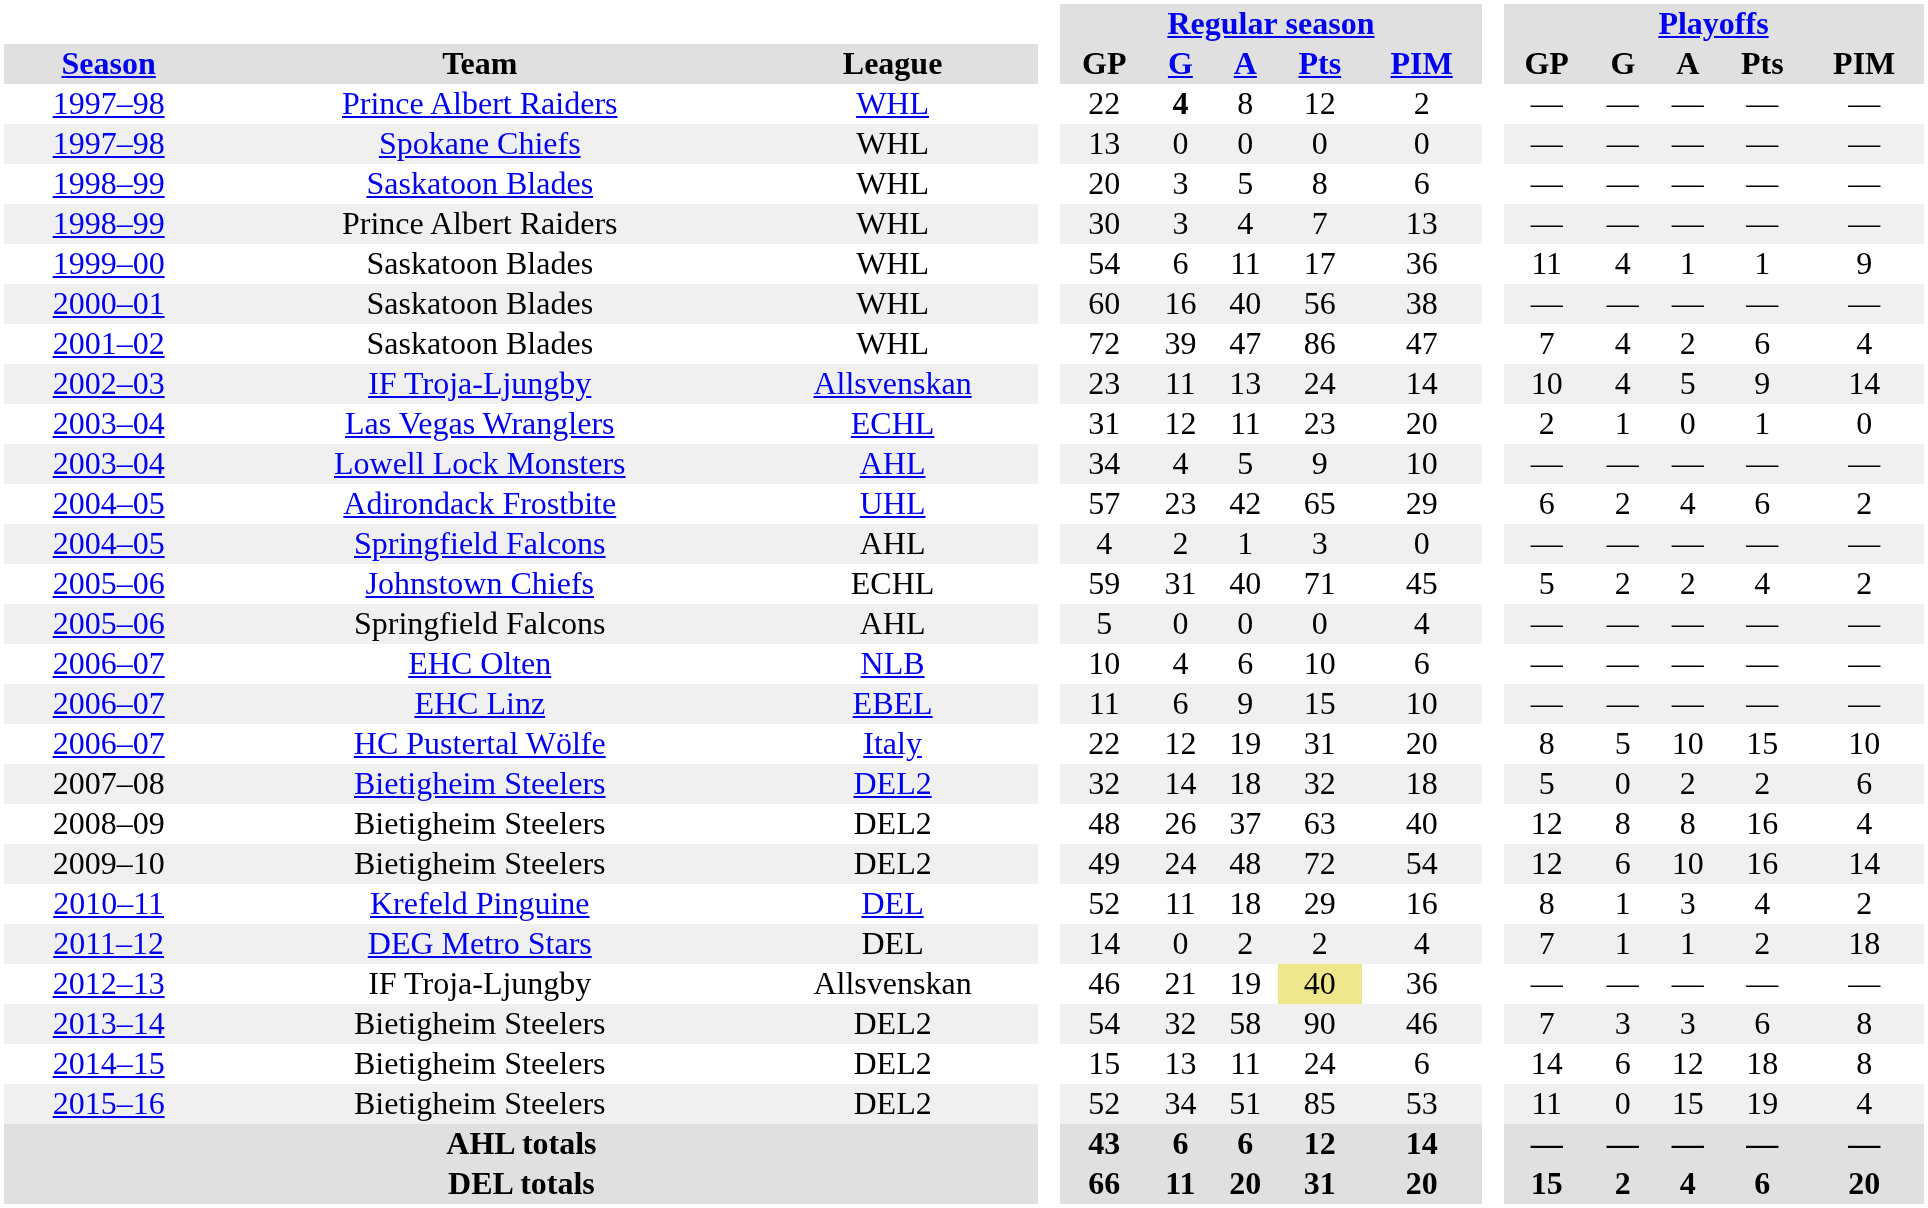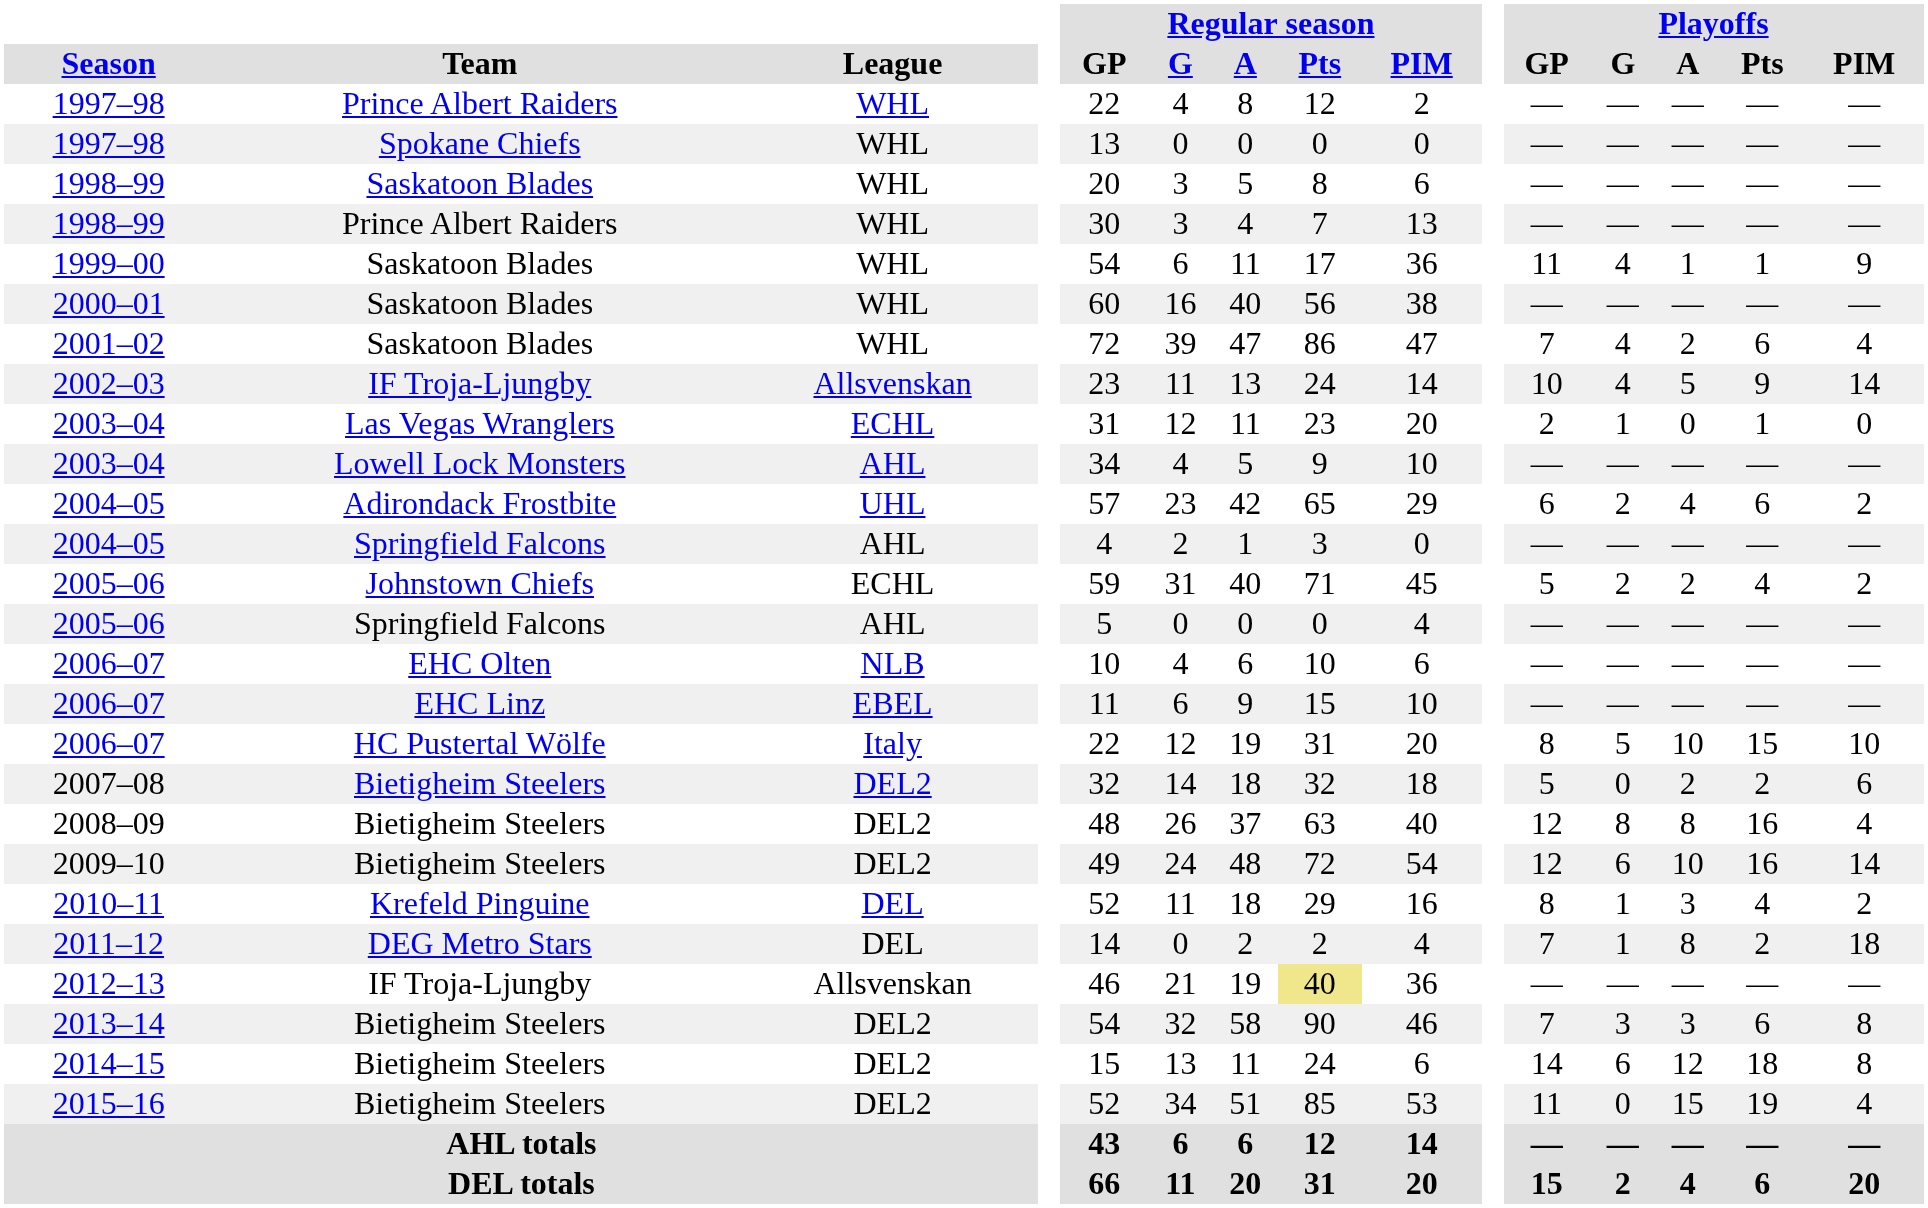(1180, 103) bold -> (1180, 103) normal
(1688, 943) 1 -> (1688, 943) 8
